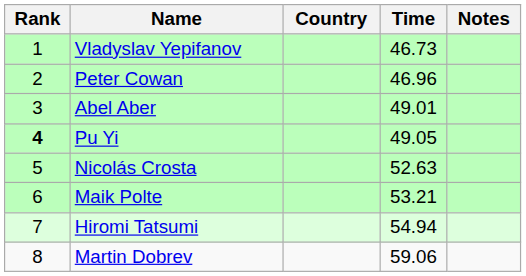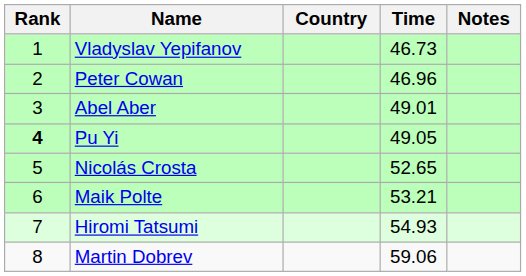(413, 167) 52.63 -> (413, 167) 52.65
(413, 227) 54.94 -> (413, 227) 54.93
